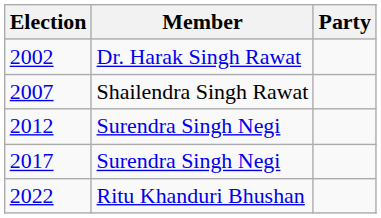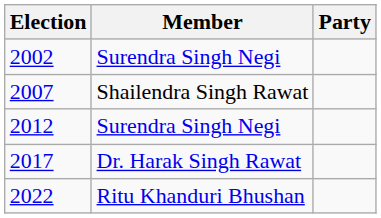(199, 56) Dr. Harak Singh Rawat -> (188, 56) Surendra Singh Negi
(188, 160) Surendra Singh Negi -> (199, 160) Dr. Harak Singh Rawat
